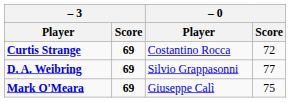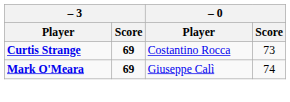(269, 50) 72 -> (269, 50) 73
- row: (44, 69)
(269, 87) 75 -> (269, 69) 74
